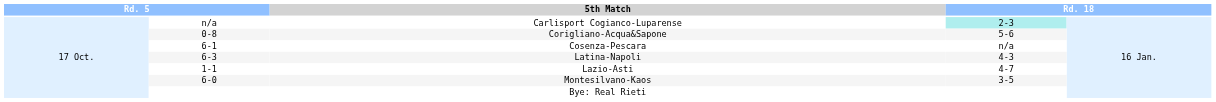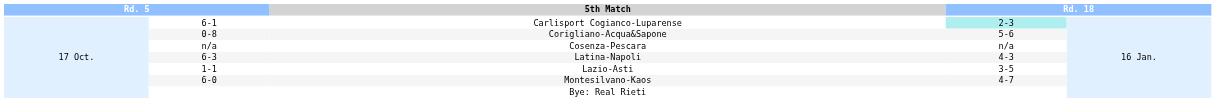(209, 23) n/a -> (209, 23) 6-1
(209, 46) 6-1 -> (209, 46) n/a
(1006, 69) 4-7 -> (1006, 69) 3-5
(1006, 81) 3-5 -> (1006, 81) 4-7
